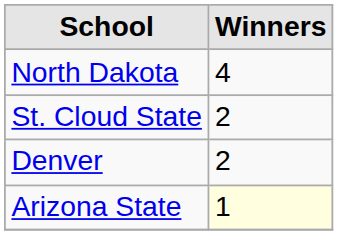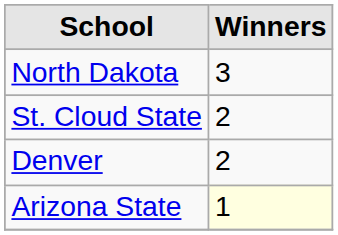(223, 71) 4 -> (223, 71) 3
